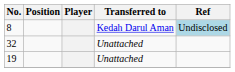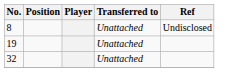(135, 28) Kedah Darul Aman -> (120, 28) Unattached
(203, 28) lightblue background -> (187, 28) no background
rows swapped: (12, 59) <-> (12, 43)
